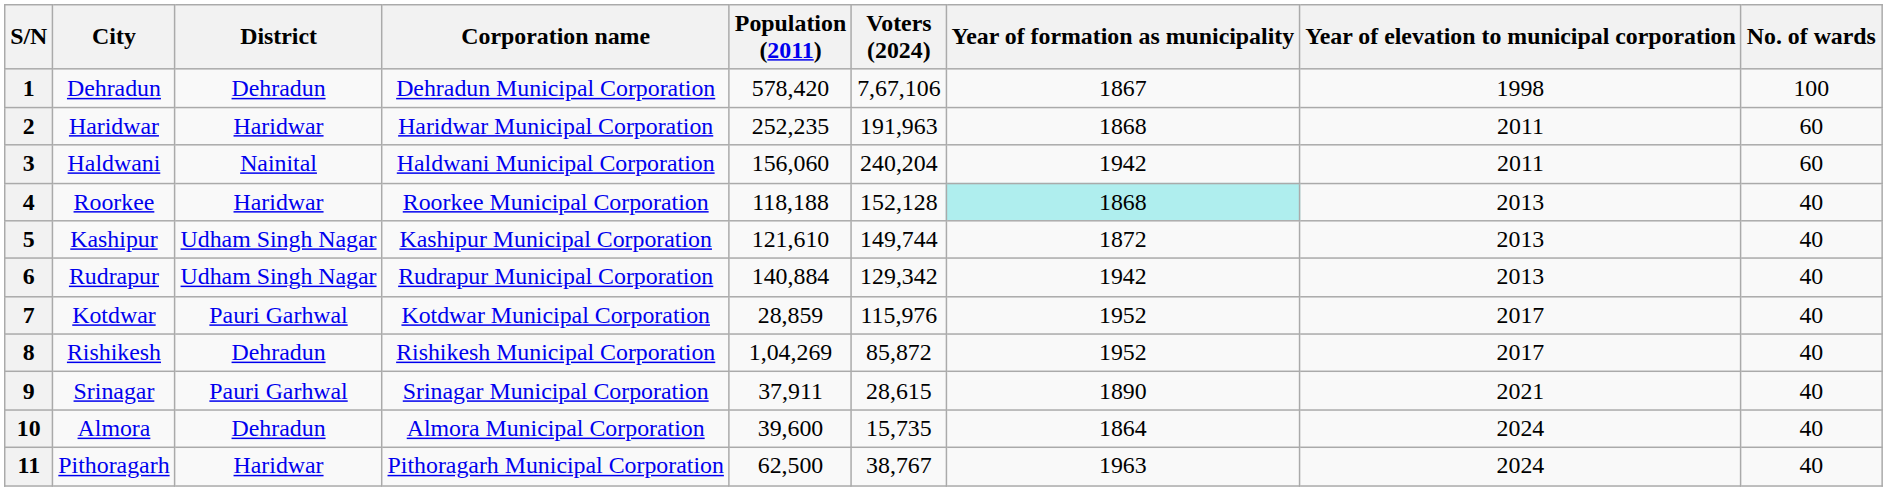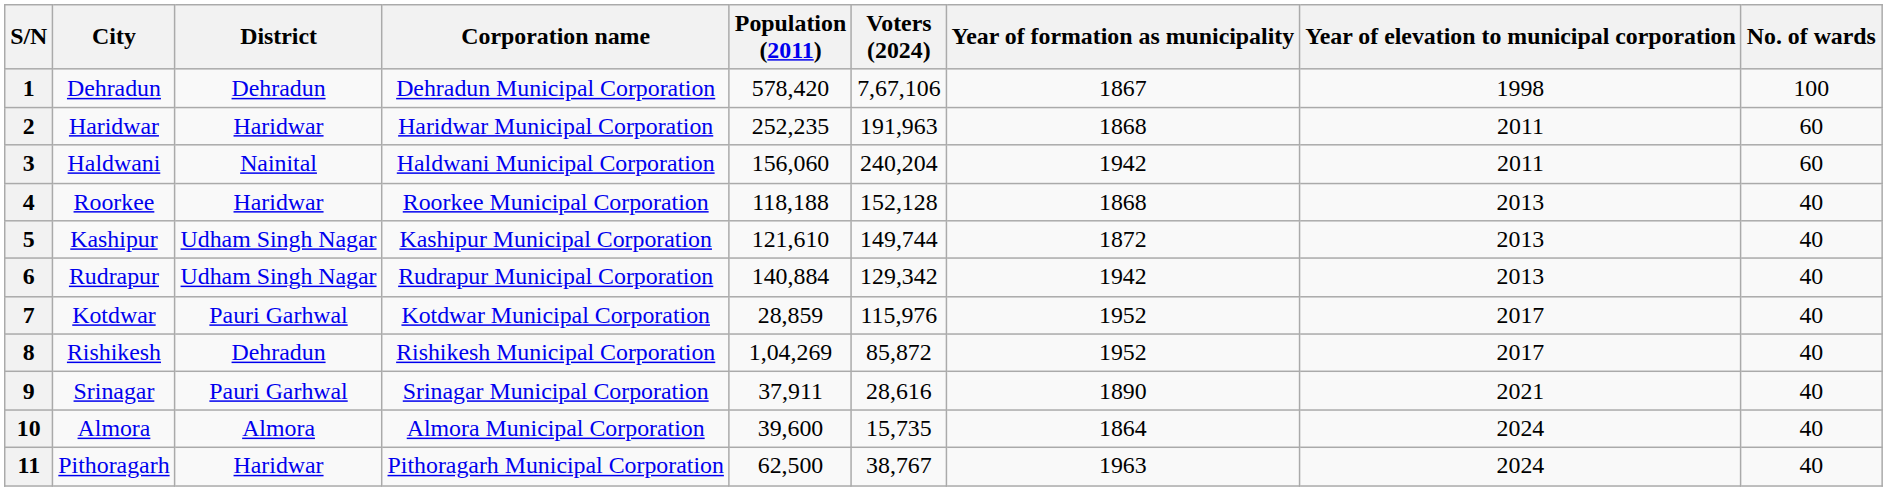(1123, 201) paleturquoise background -> (1123, 201) no background
(899, 390) 28,615 -> (899, 390) 28,616
(279, 428) Dehradun -> (279, 428) Almora
